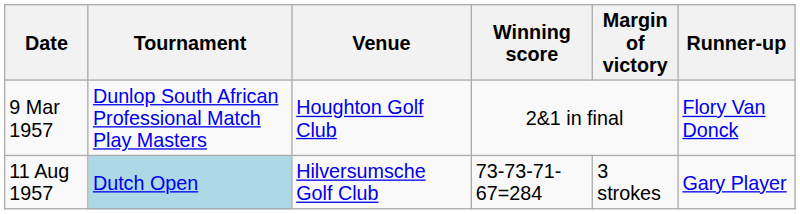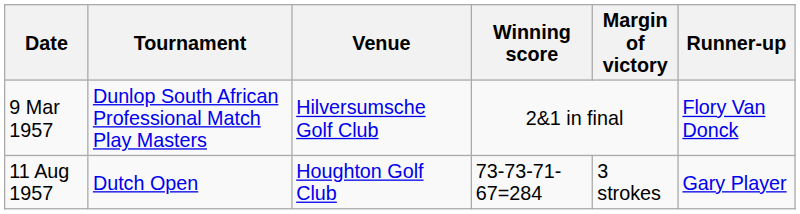(360, 118) Houghton Golf Club -> (361, 118) Hilversumsche Golf Club
(146, 182) lightblue background -> (146, 182) no background
(361, 182) Hilversumsche Golf Club -> (360, 182) Houghton Golf Club
